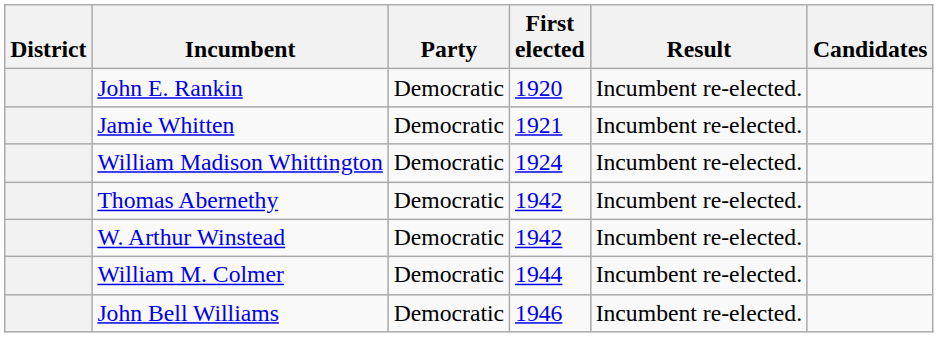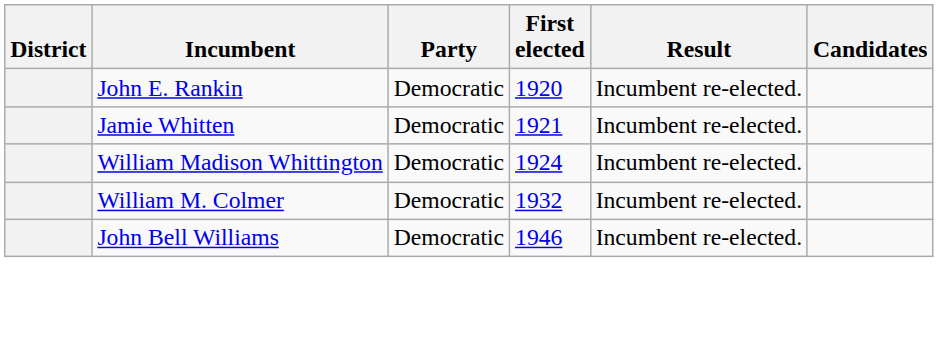- row: (188, 200)
- row: (191, 237)
(539, 275) 1944 -> (539, 200) 1932
